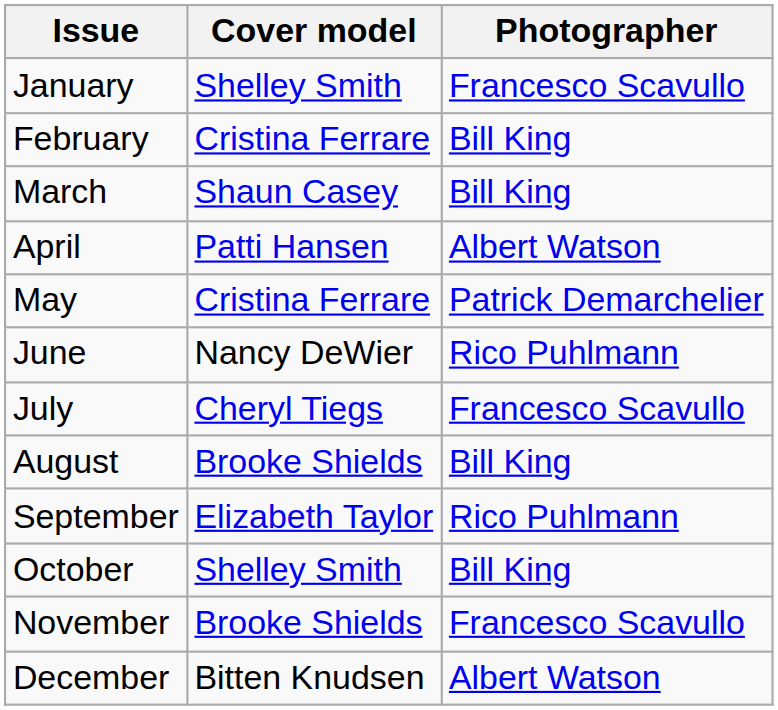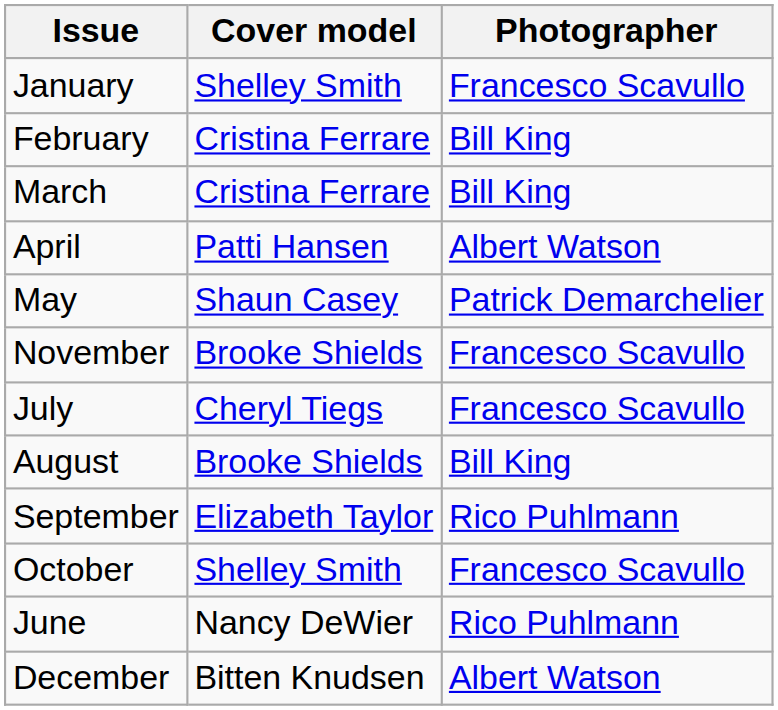(296, 192) Shaun Casey -> (312, 192) Cristina Ferrare
(312, 300) Cristina Ferrare -> (296, 300) Shaun Casey
rows swapped: (50, 354) <-> (91, 623)
(510, 569) Bill King -> (597, 569) Francesco Scavullo
